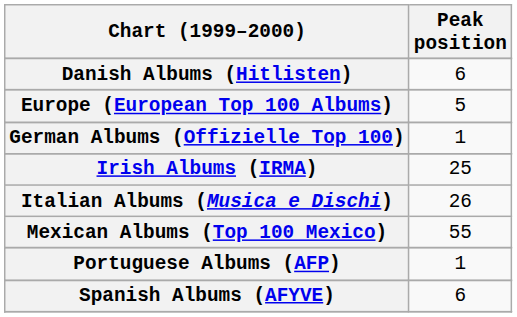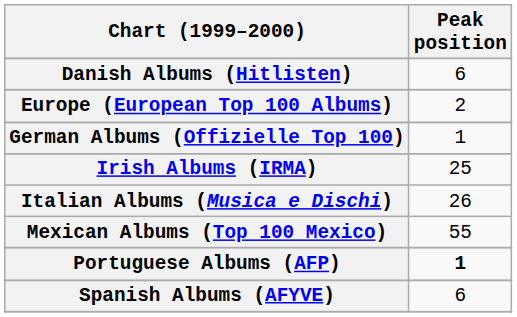(460, 106) 5 -> (460, 106) 2
(460, 264) normal -> (460, 264) bold
